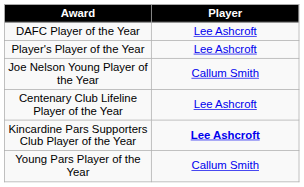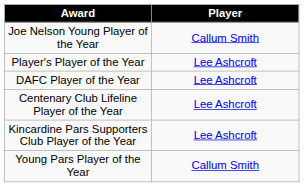rows swapped: (78, 31) <-> (78, 73)
(225, 135) bold -> (225, 135) normal
